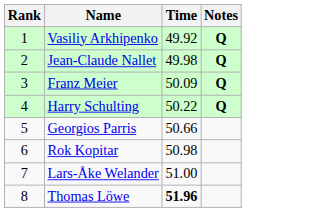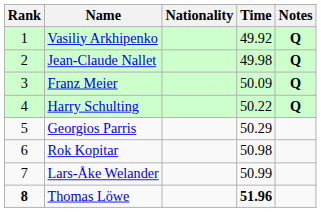+ column: (199, 15)
(181, 128) 50.66 -> (256, 128) 50.29
(181, 173) 51.00 -> (256, 173) 50.99
(24, 196) normal -> (24, 196) bold
